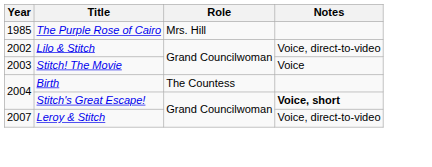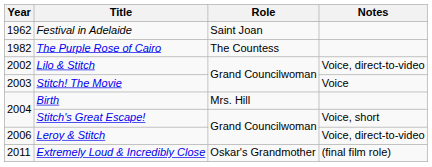+ row: (84, 30)
(19, 30) 1985 -> (19, 48) 1982
(186, 30) Mrs. Hill -> (245, 48) The Countess
(201, 83) The Countess -> (230, 100) Mrs. Hill
(309, 100) bold -> (350, 118) normal
(19, 118) 2007 -> (19, 135) 2006
+ row: (121, 153)
